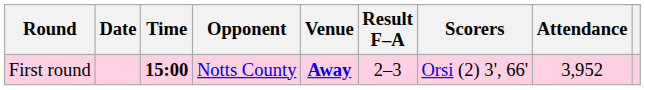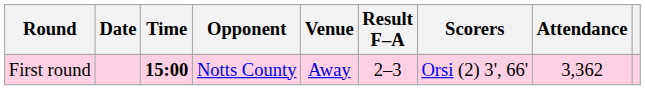(329, 69) bold -> (329, 69) normal
(582, 69) 3,952 -> (582, 69) 3,362
